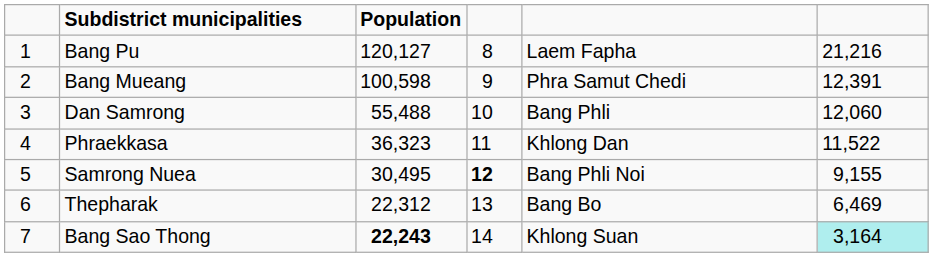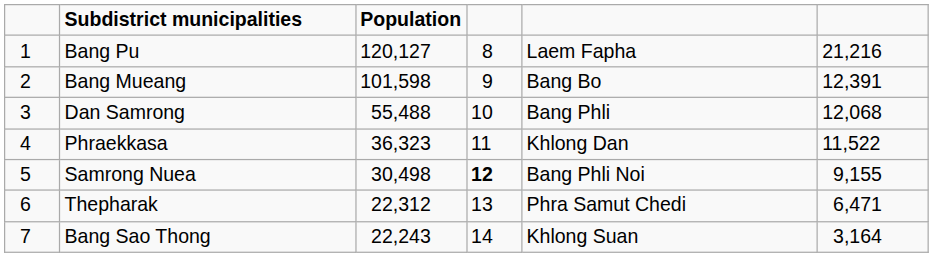(396, 81) 100,598 -> (396, 81) 101,598
(606, 81) Phra Samut Chedi -> (564, 81) Bang Bo
(852, 112) 12,060 -> (852, 112) 12,068
(395, 174) 30,495 -> (395, 174) 30,498
(564, 205) Bang Bo -> (606, 205) Phra Samut Chedi
(852, 205) 6,469 -> (852, 205) 6,471
(395, 236) bold -> (395, 236) normal
(852, 236) paleturquoise background -> (852, 236) no background
